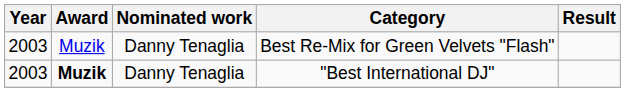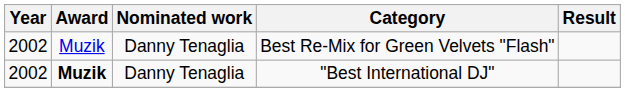(28, 45) 2003 -> (28, 45) 2002
(28, 73) 2003 -> (28, 73) 2002
